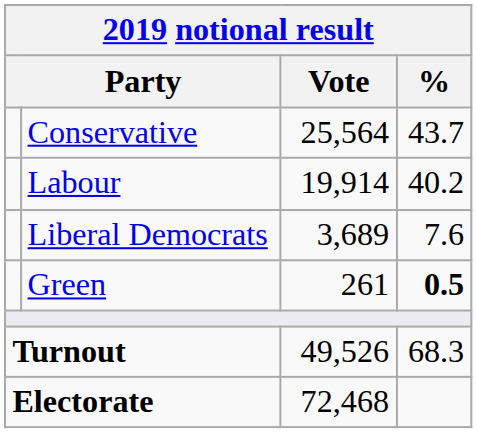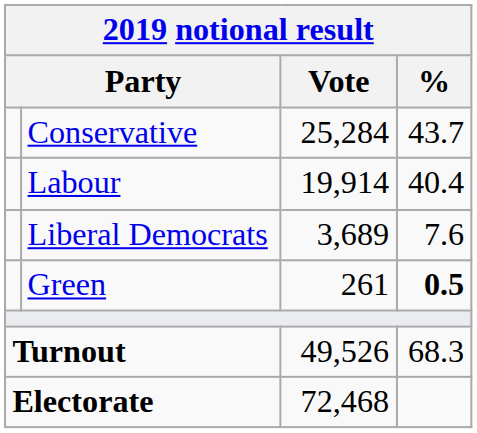(345, 132) 25,564 -> (345, 132) 25,284
(436, 183) 40.2 -> (436, 183) 40.4
